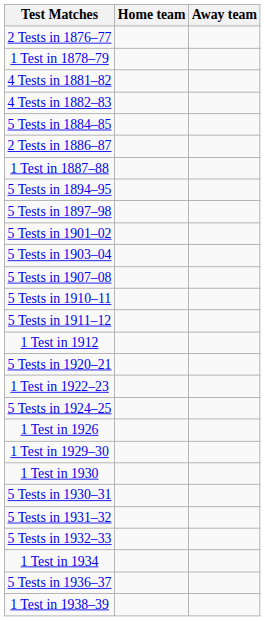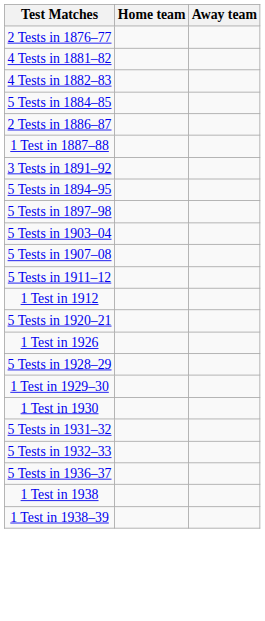- row: (60, 59)
+ row: (60, 168)
- row: (60, 233)
- row: (60, 299)
- row: (60, 386)
- row: (60, 408)
+ row: (60, 364)
- row: (60, 495)
- row: (60, 560)
+ row: (60, 495)
